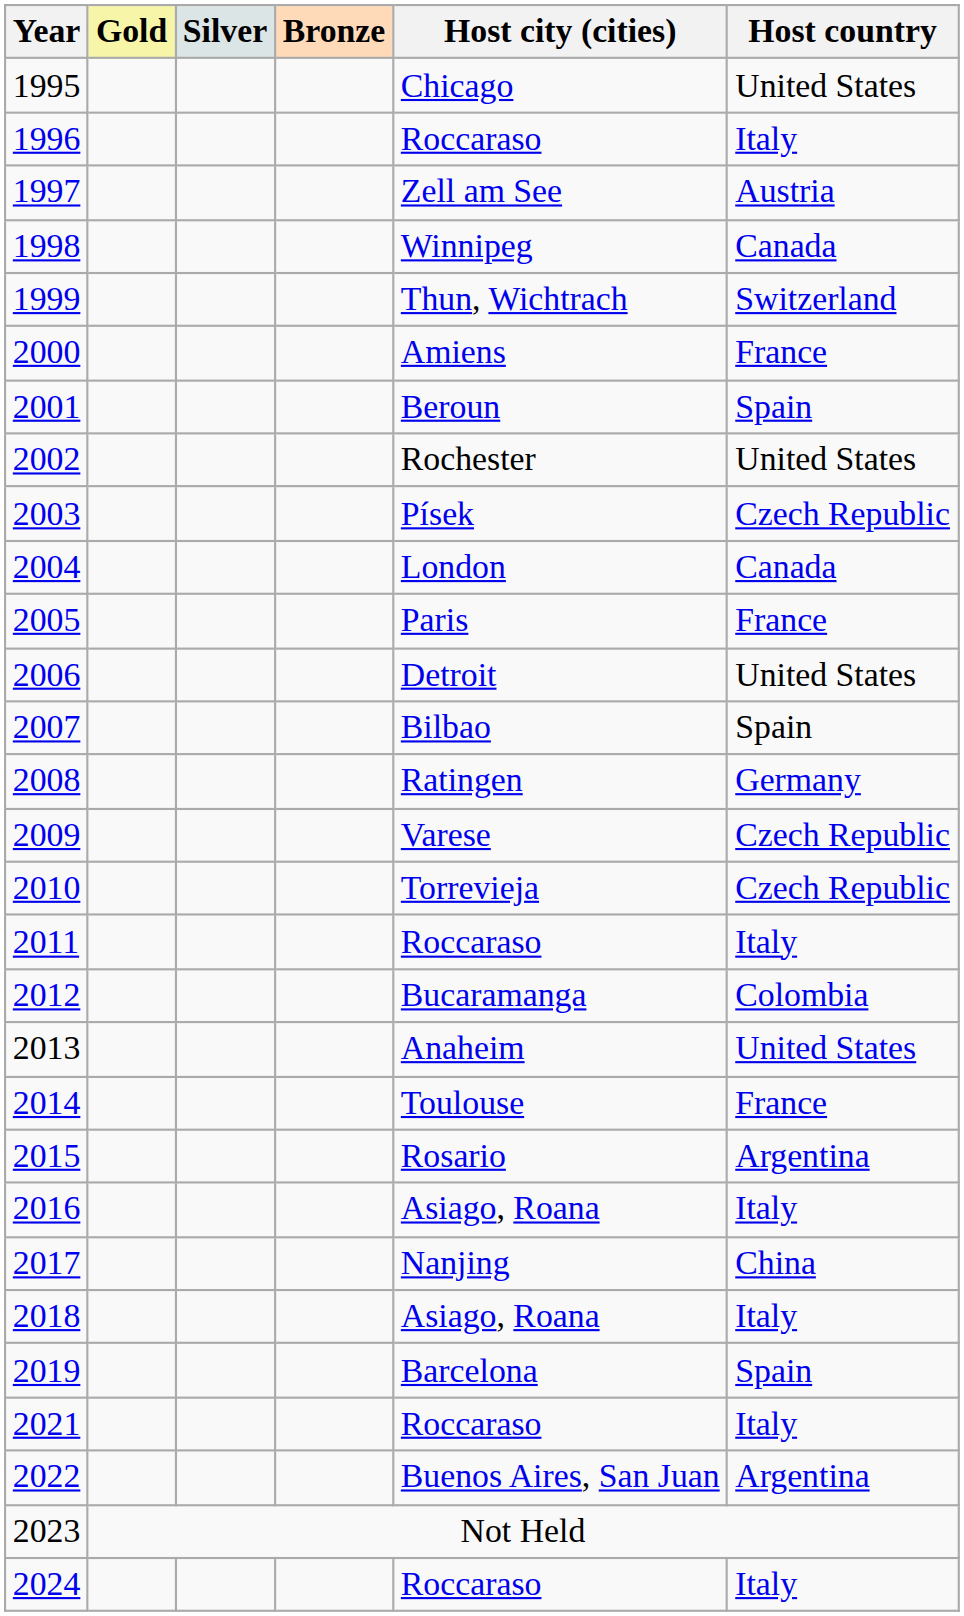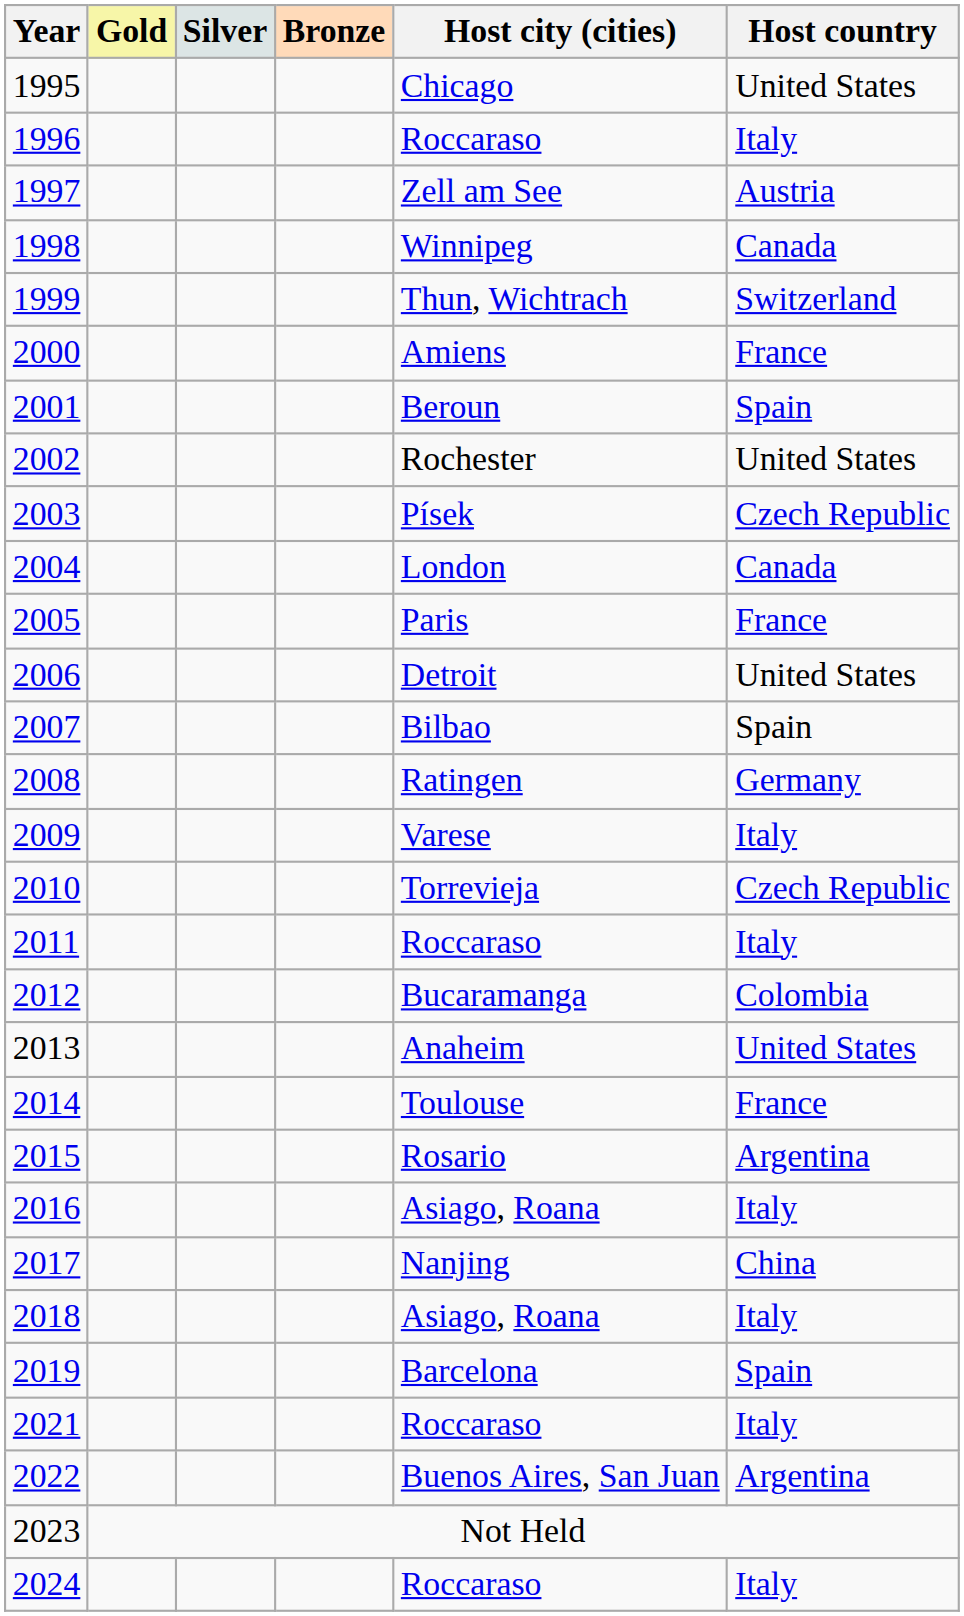(843, 834) Czech Republic -> (766, 834) Italy
